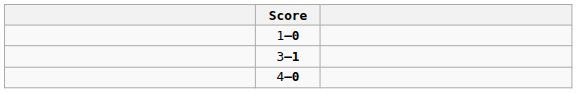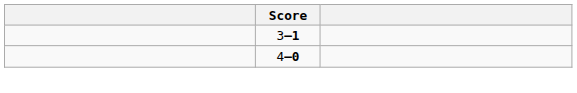- row: (288, 36)
